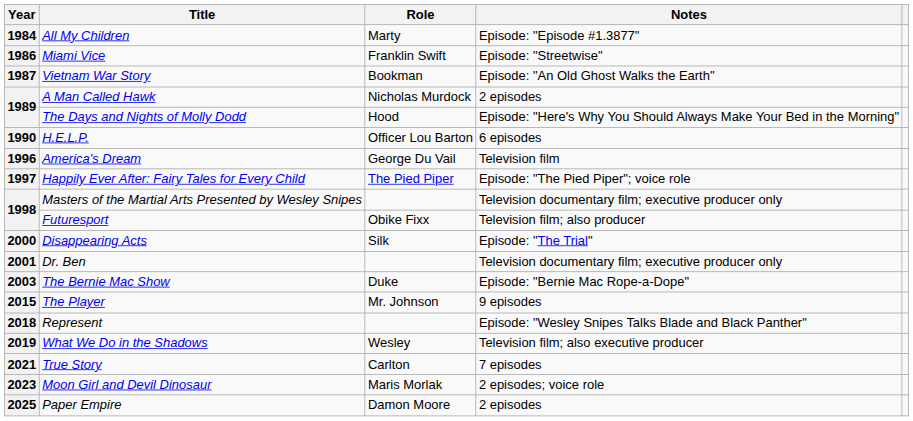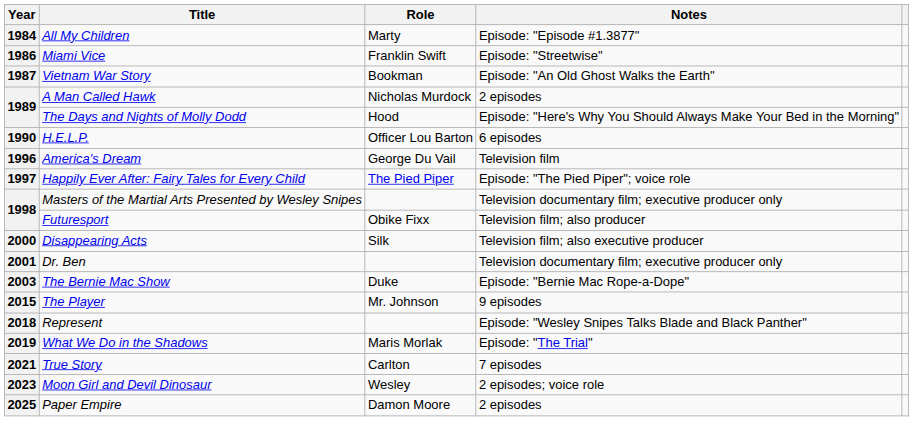(536, 240) Episode: "The Trial" -> (591, 240) Television film; also executive producer
(389, 343) Wesley -> (405, 343) Maris Morlak
(591, 343) Television film; also executive producer -> (536, 343) Episode: "The Trial"
(405, 384) Maris Morlak -> (389, 384) Wesley
